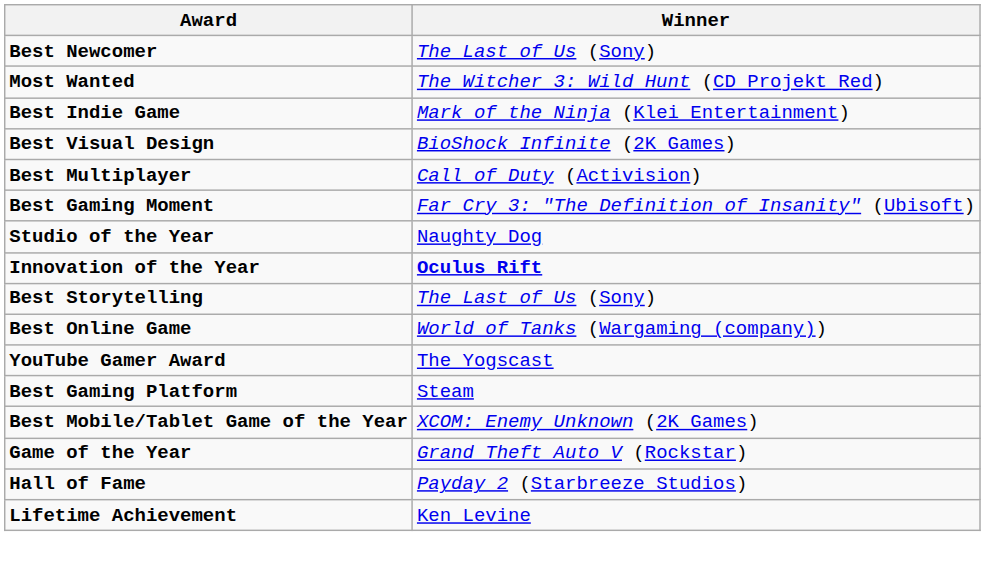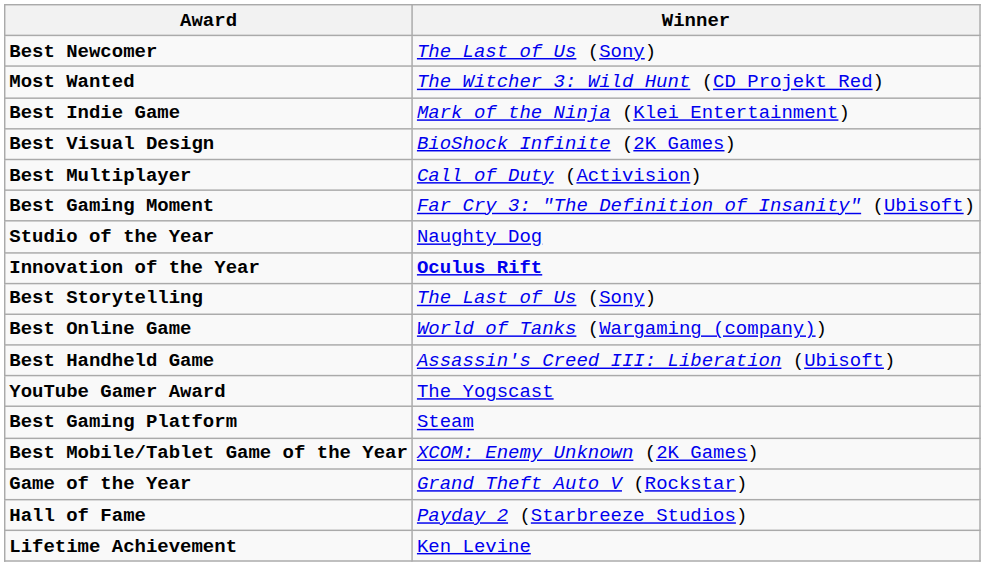+ row: (112, 360)
